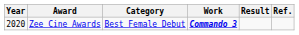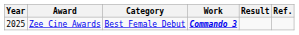(16, 24) 2020 -> (16, 24) 2025
